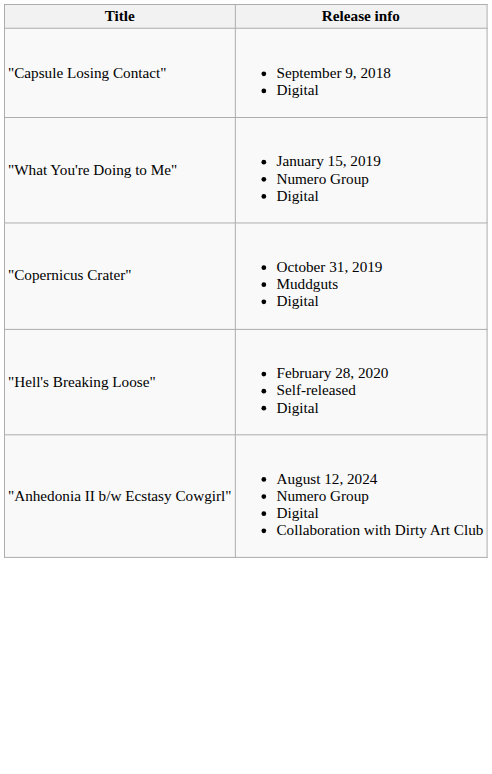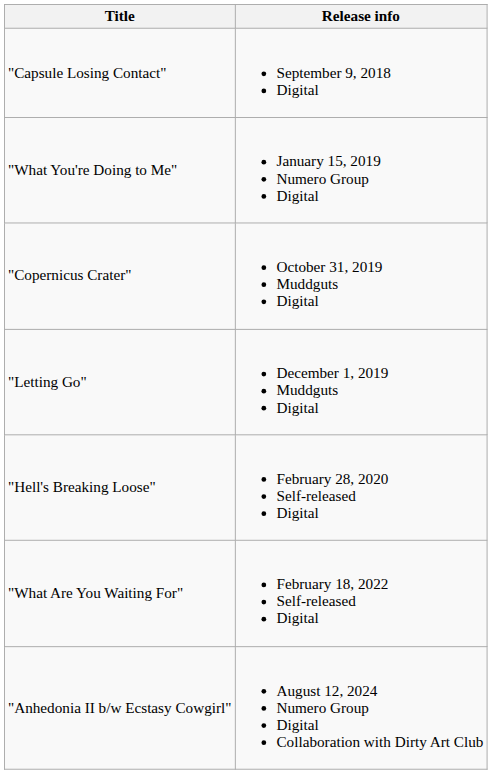+ row: (47, 381)
+ row: (96, 593)
